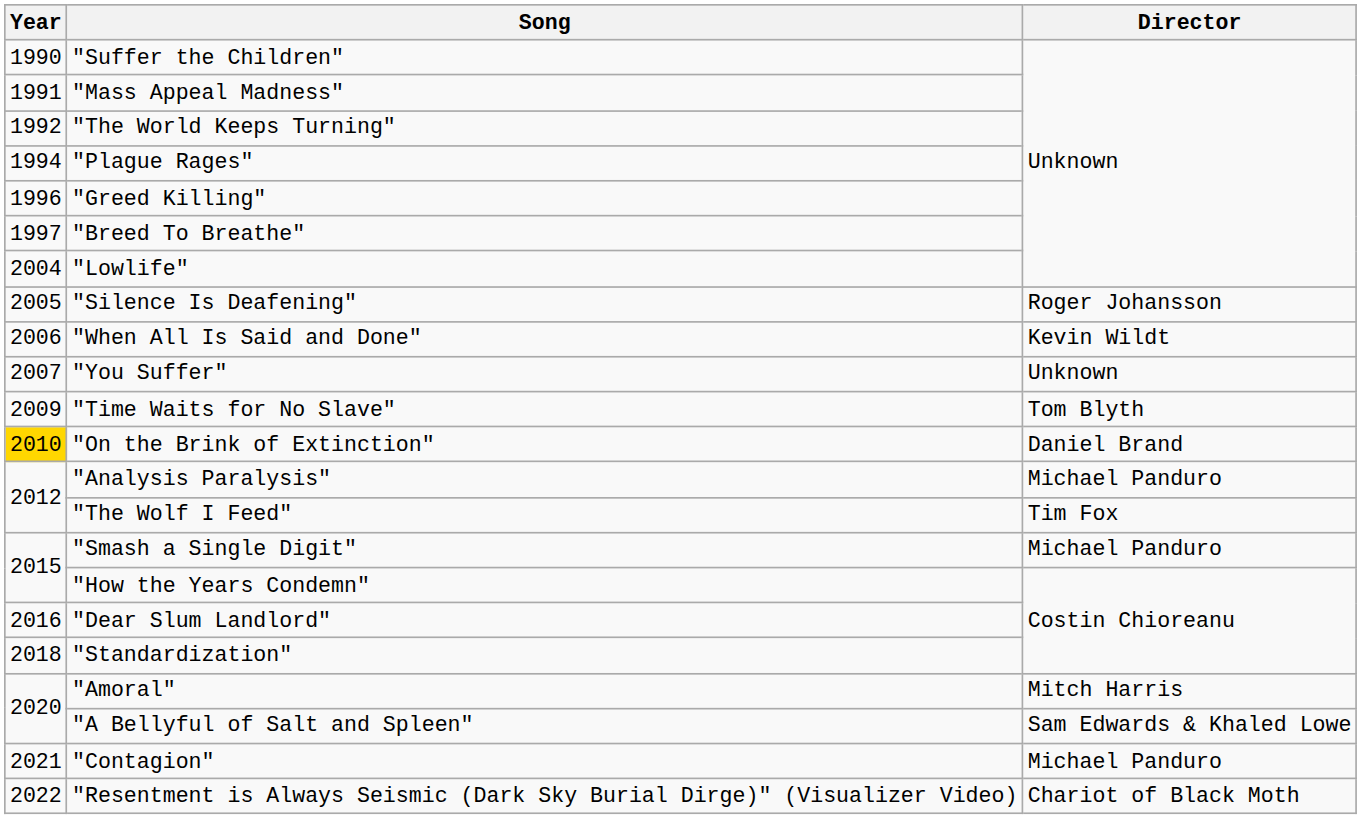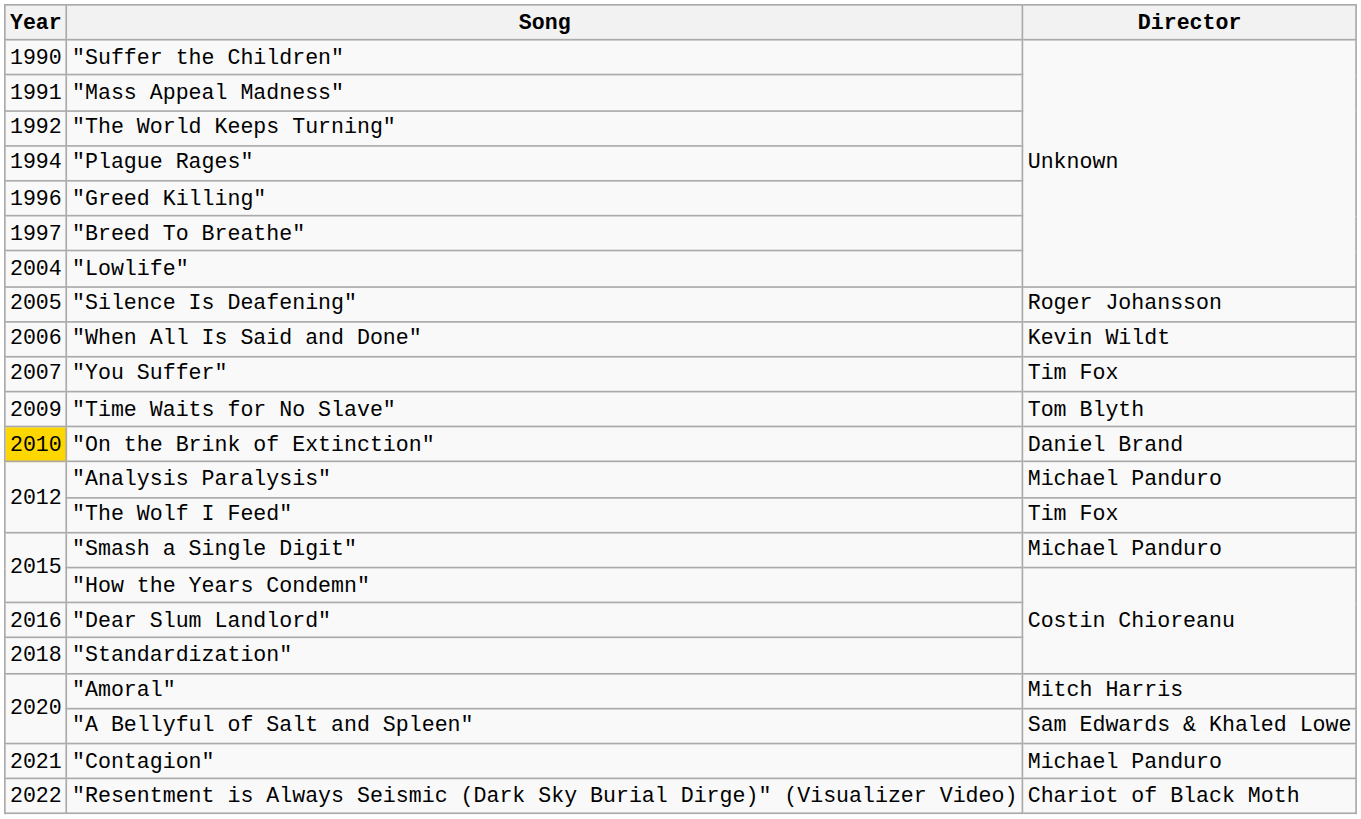(1073, 374) Unknown -> (1073, 374) Tim Fox
